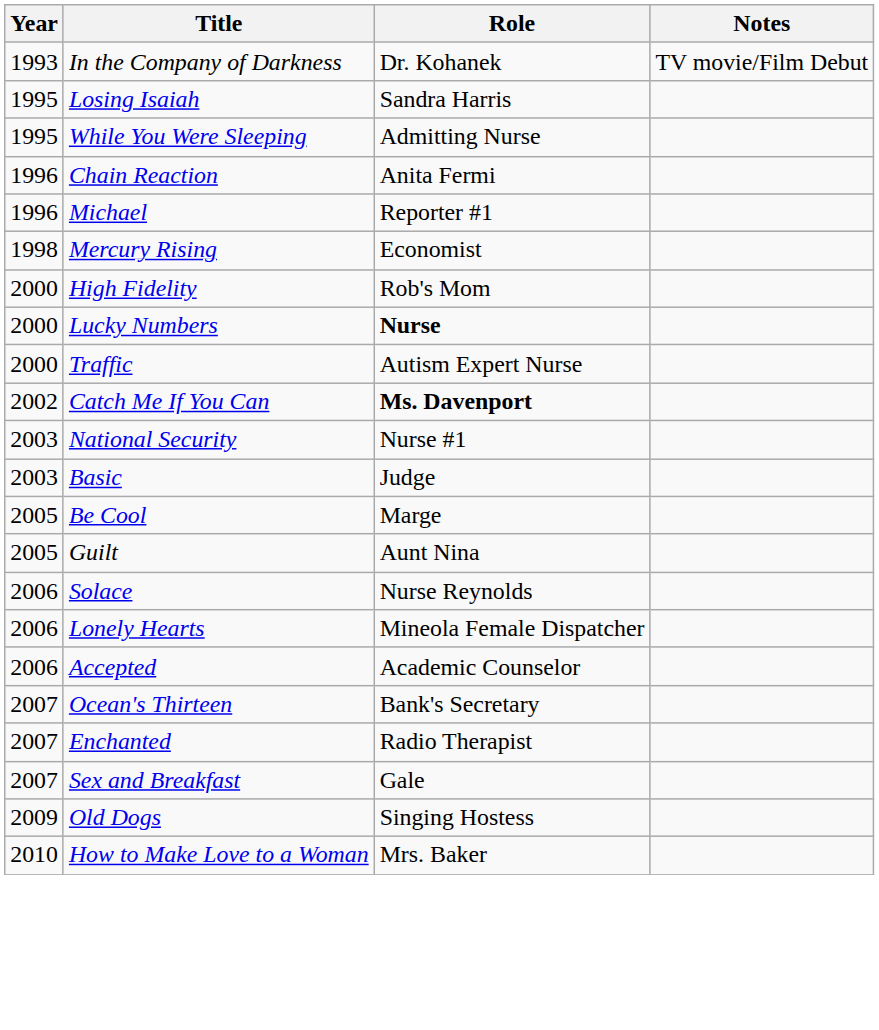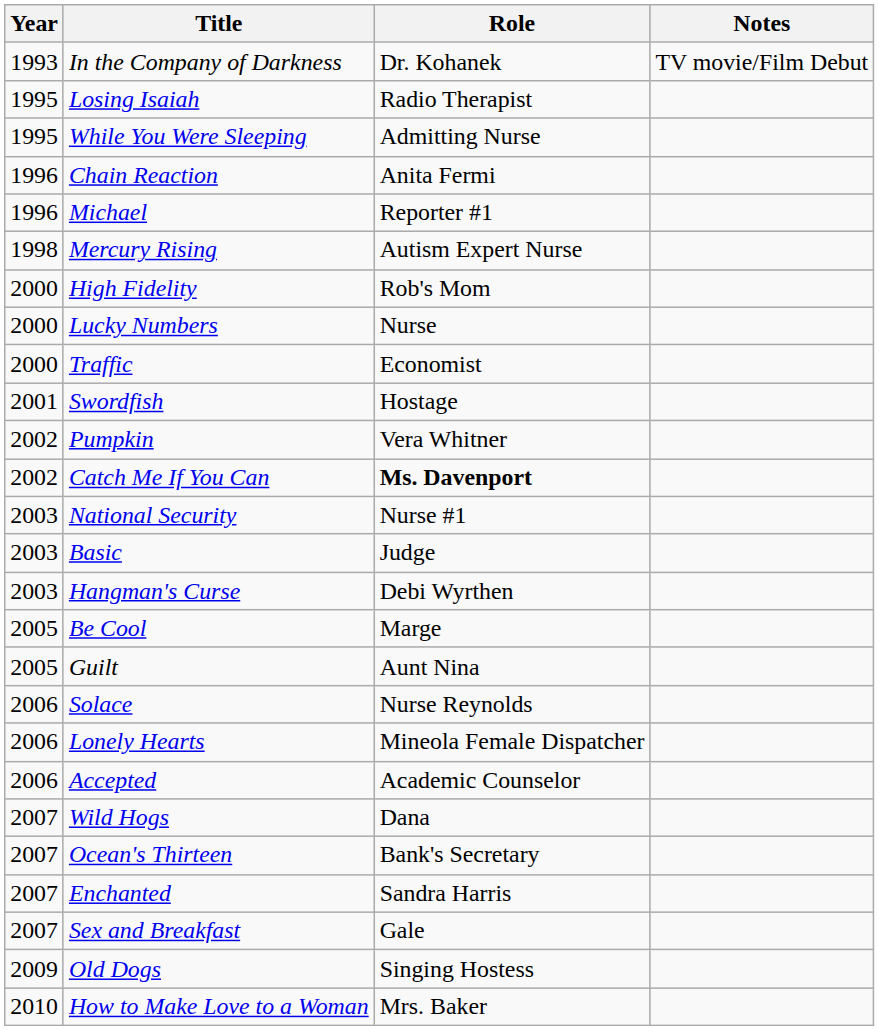(446, 99) Sandra Harris -> (456, 99) Radio Therapist
(431, 250) Economist -> (481, 250) Autism Expert Nurse
(410, 325) bold -> (408, 325) normal
(481, 363) Autism Expert Nurse -> (431, 363) Economist
+ row: (116, 401)
+ row: (111, 439)
+ row: (155, 590)
+ row: (119, 817)
(456, 741) Radio Therapist -> (446, 893) Sandra Harris
